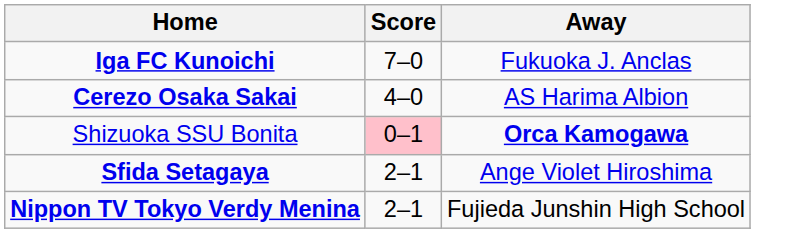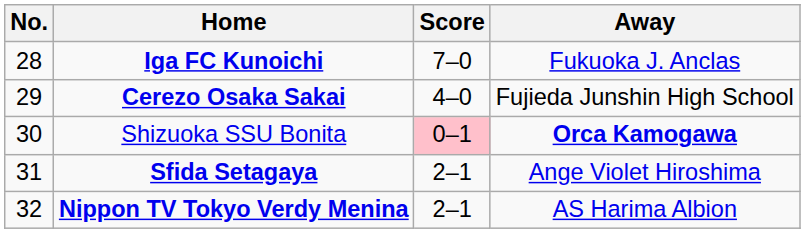+ column: (29, 23)
(596, 97) AS Harima Albion -> (645, 97) Fujieda Junshin High School
(596, 209) Fujieda Junshin High School -> (645, 209) AS Harima Albion
